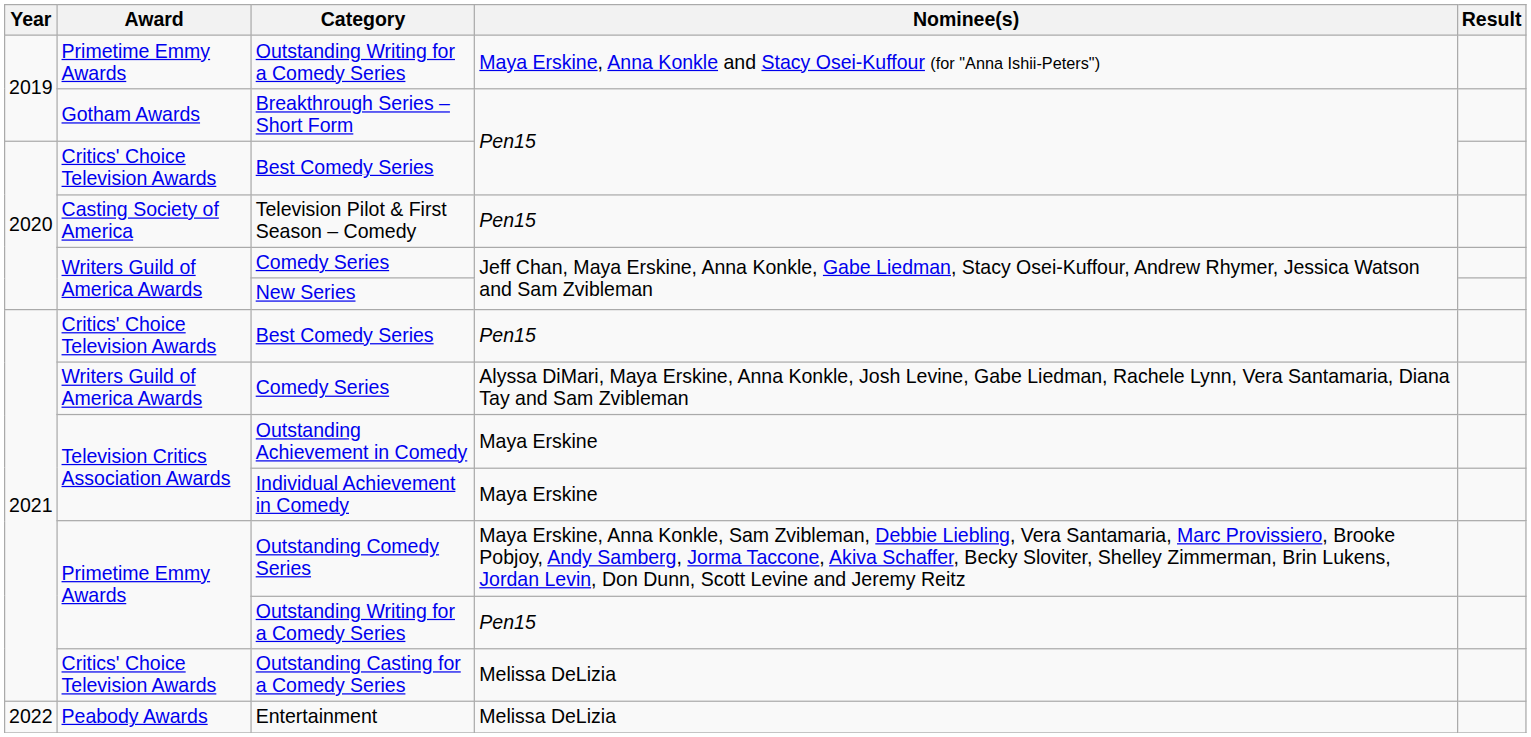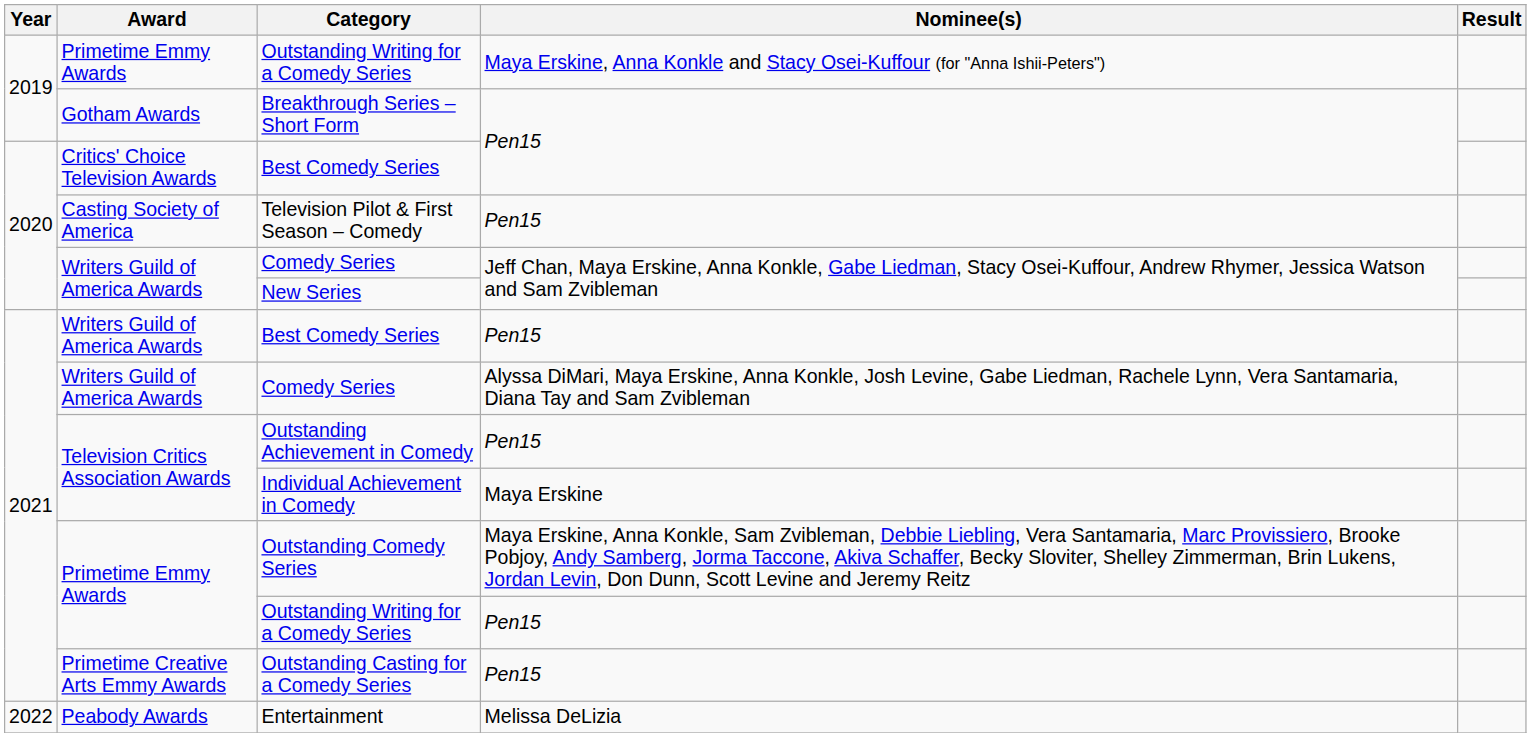(139, 335) Critics' Choice Television Awards -> (132, 335) Writers Guild of America Awards
(538, 441) Maya Erskine -> (513, 441) Pen15
(139, 674) Critics' Choice Television Awards -> (145, 674) Primetime Creative Arts Emmy Awards
(548, 674) Melissa DeLizia -> (513, 674) Pen15
